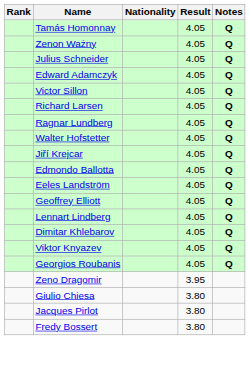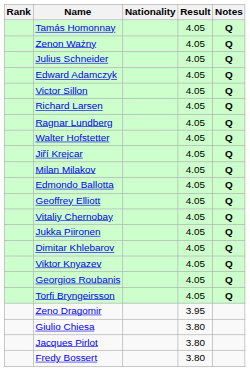+ row: (65, 169)
- row: (73, 185)
- row: (73, 216)
+ row: (74, 216)
+ row: (68, 232)
+ row: (75, 295)
